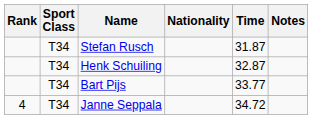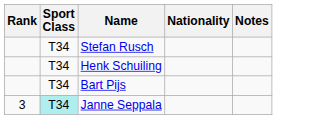- column: (250, 20)
(22, 104) 4 -> (22, 104) 3
(59, 104) no background -> (59, 104) paleturquoise background
